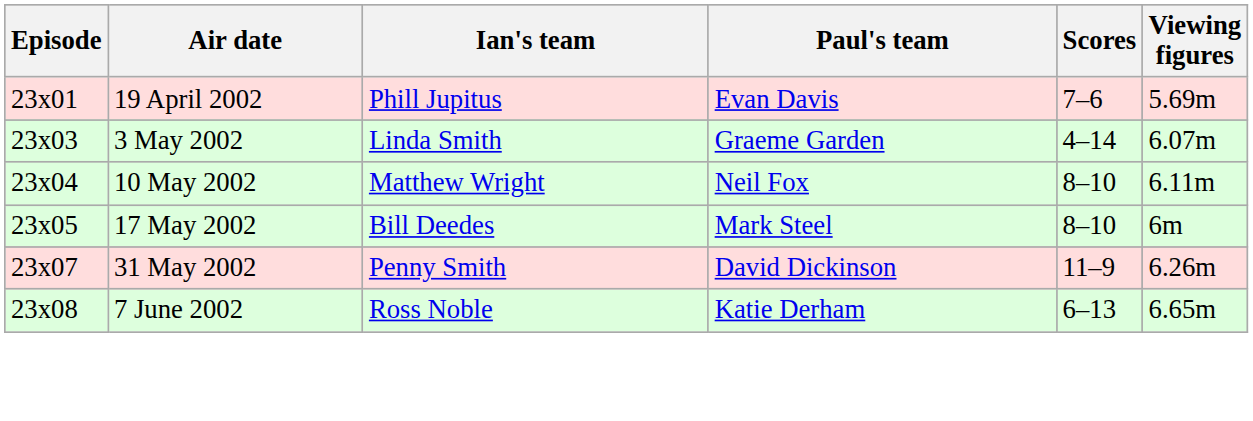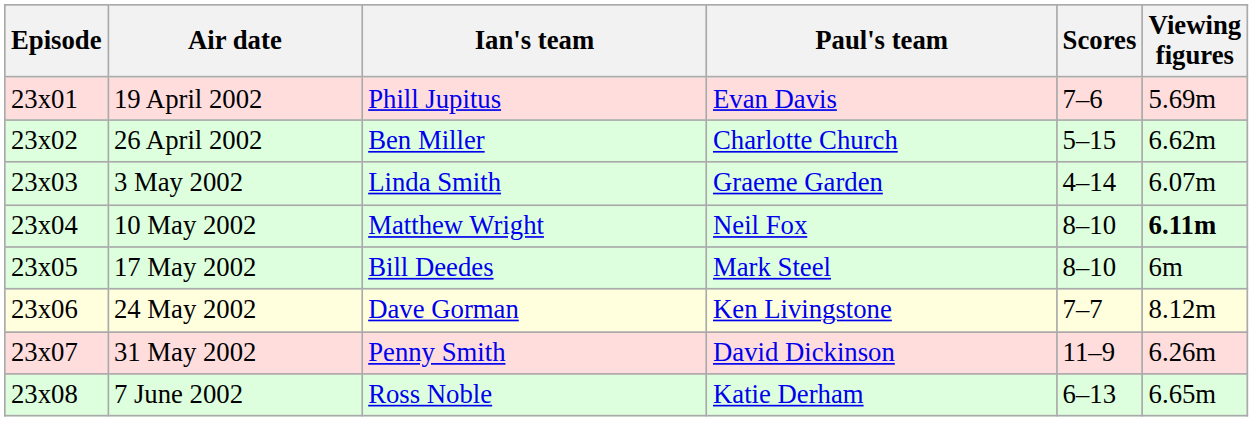+ row: (188, 140)
(1182, 182) normal -> (1182, 225) bold
+ row: (185, 310)
